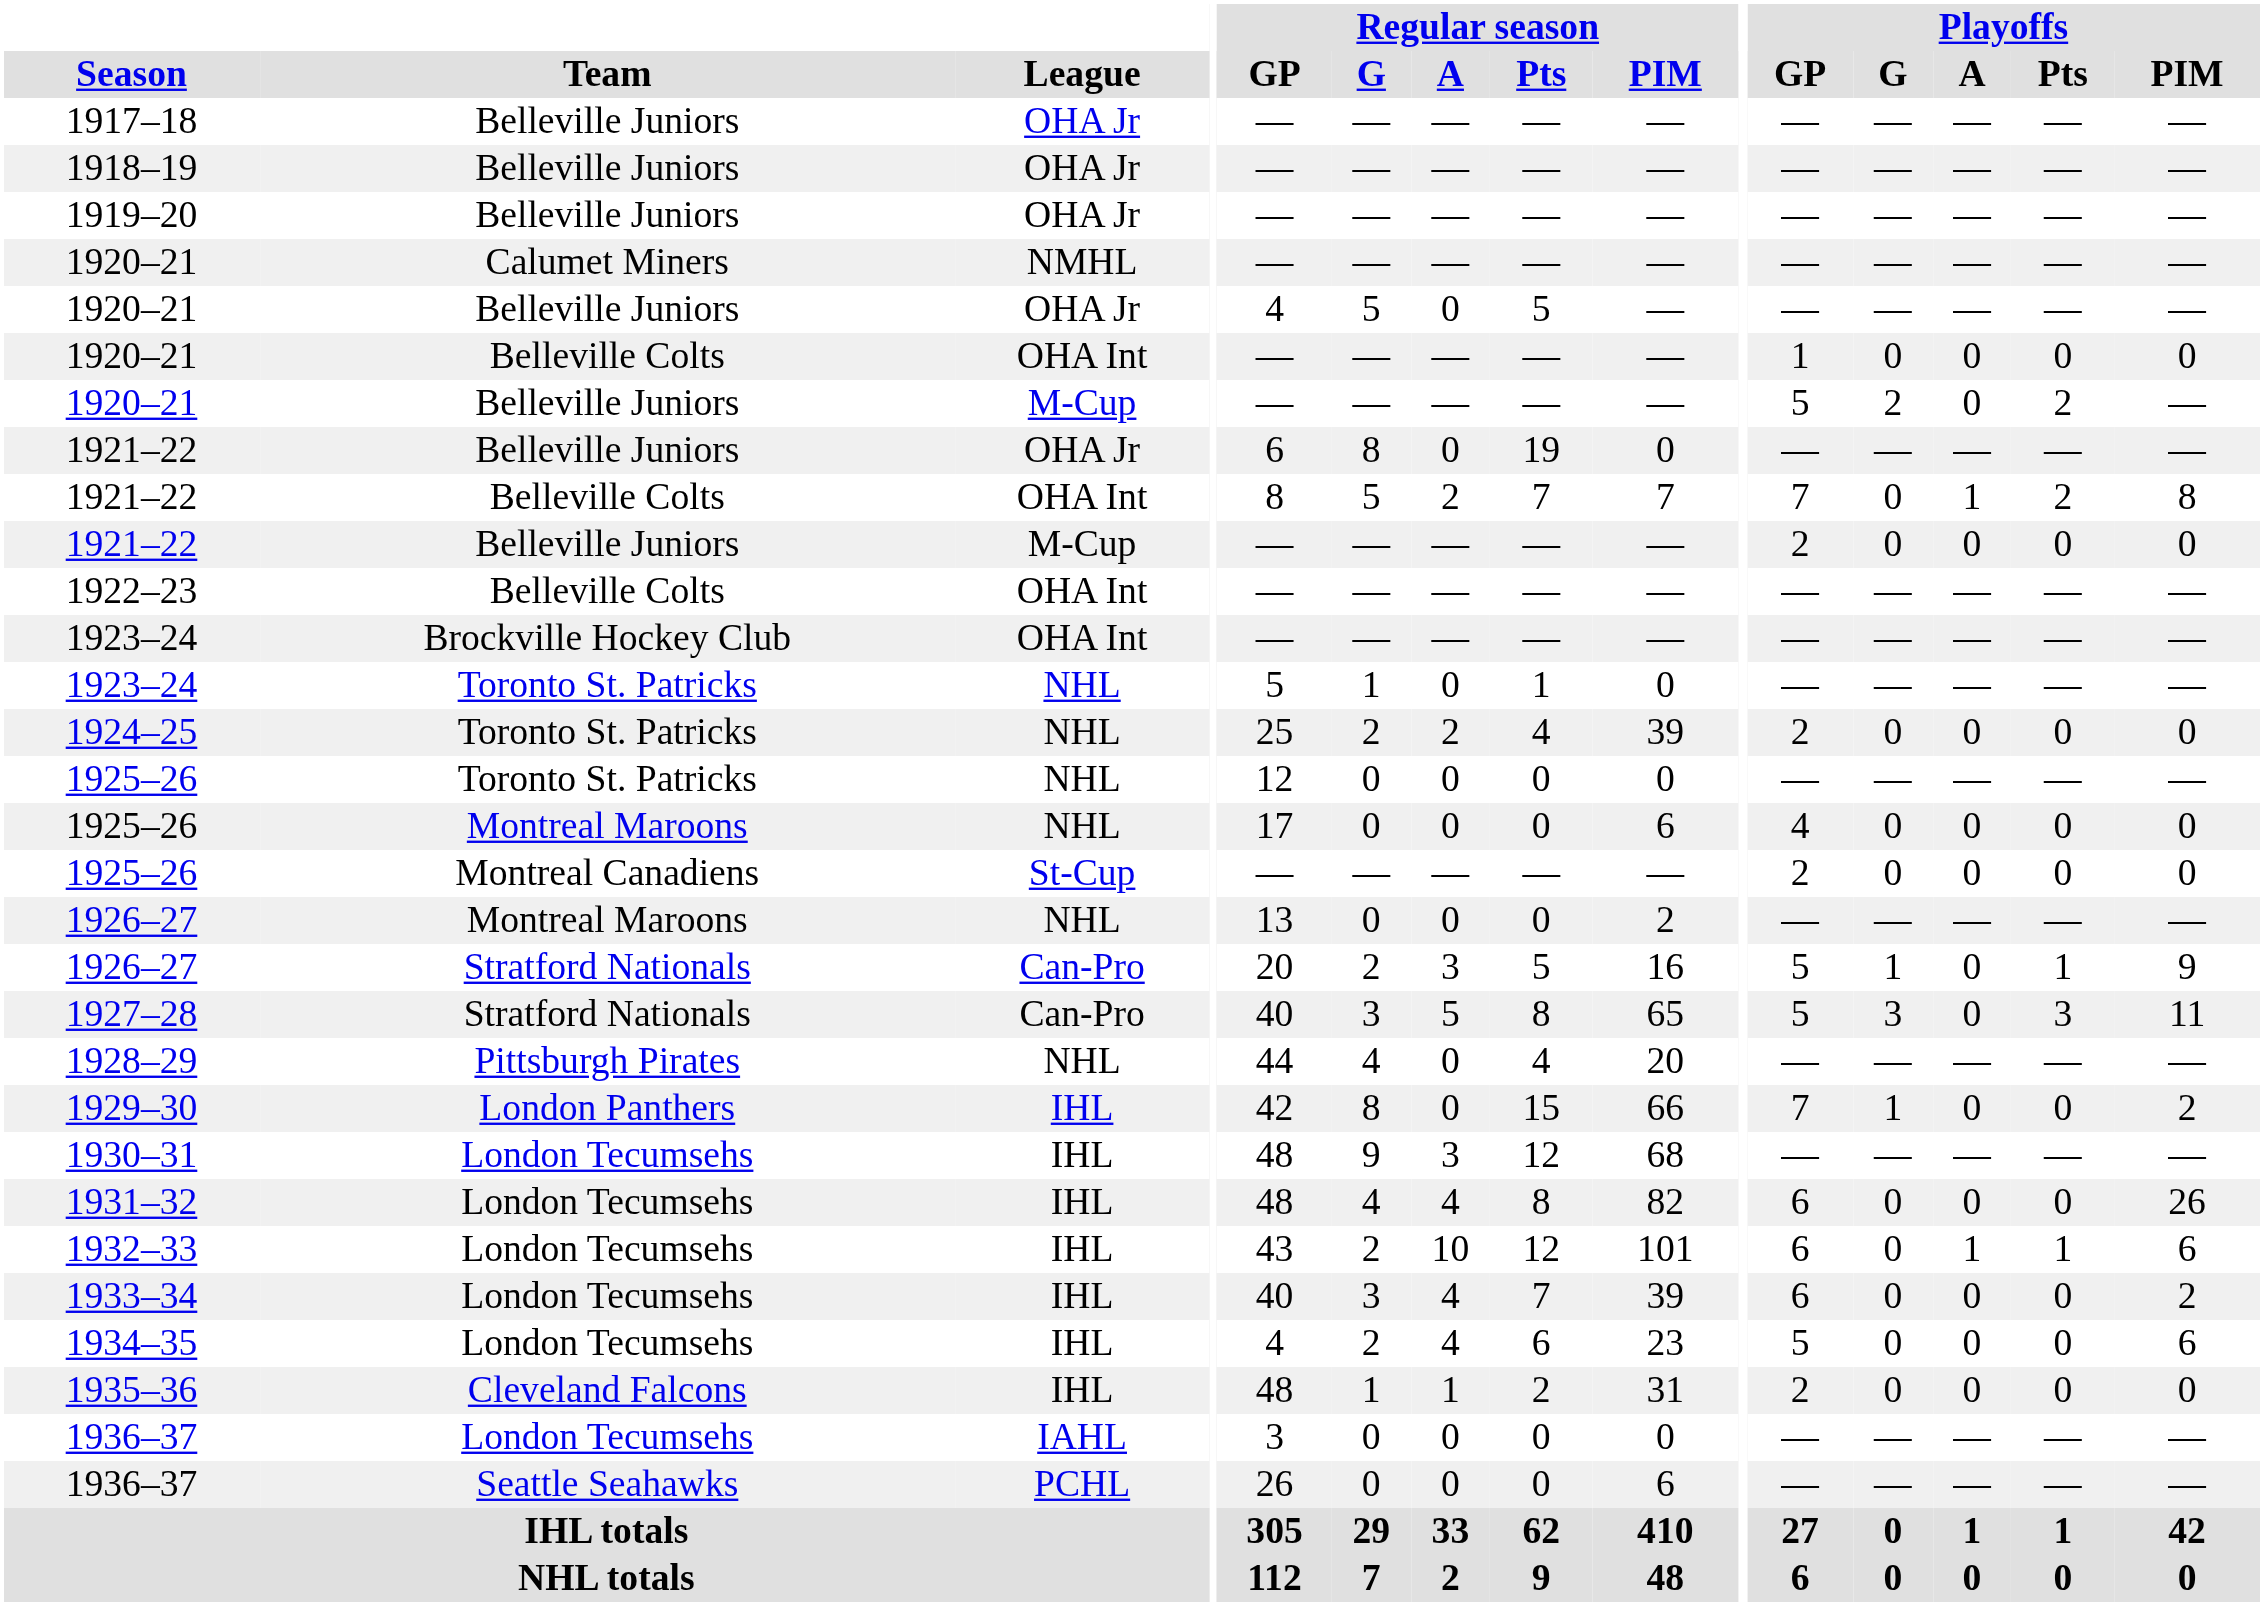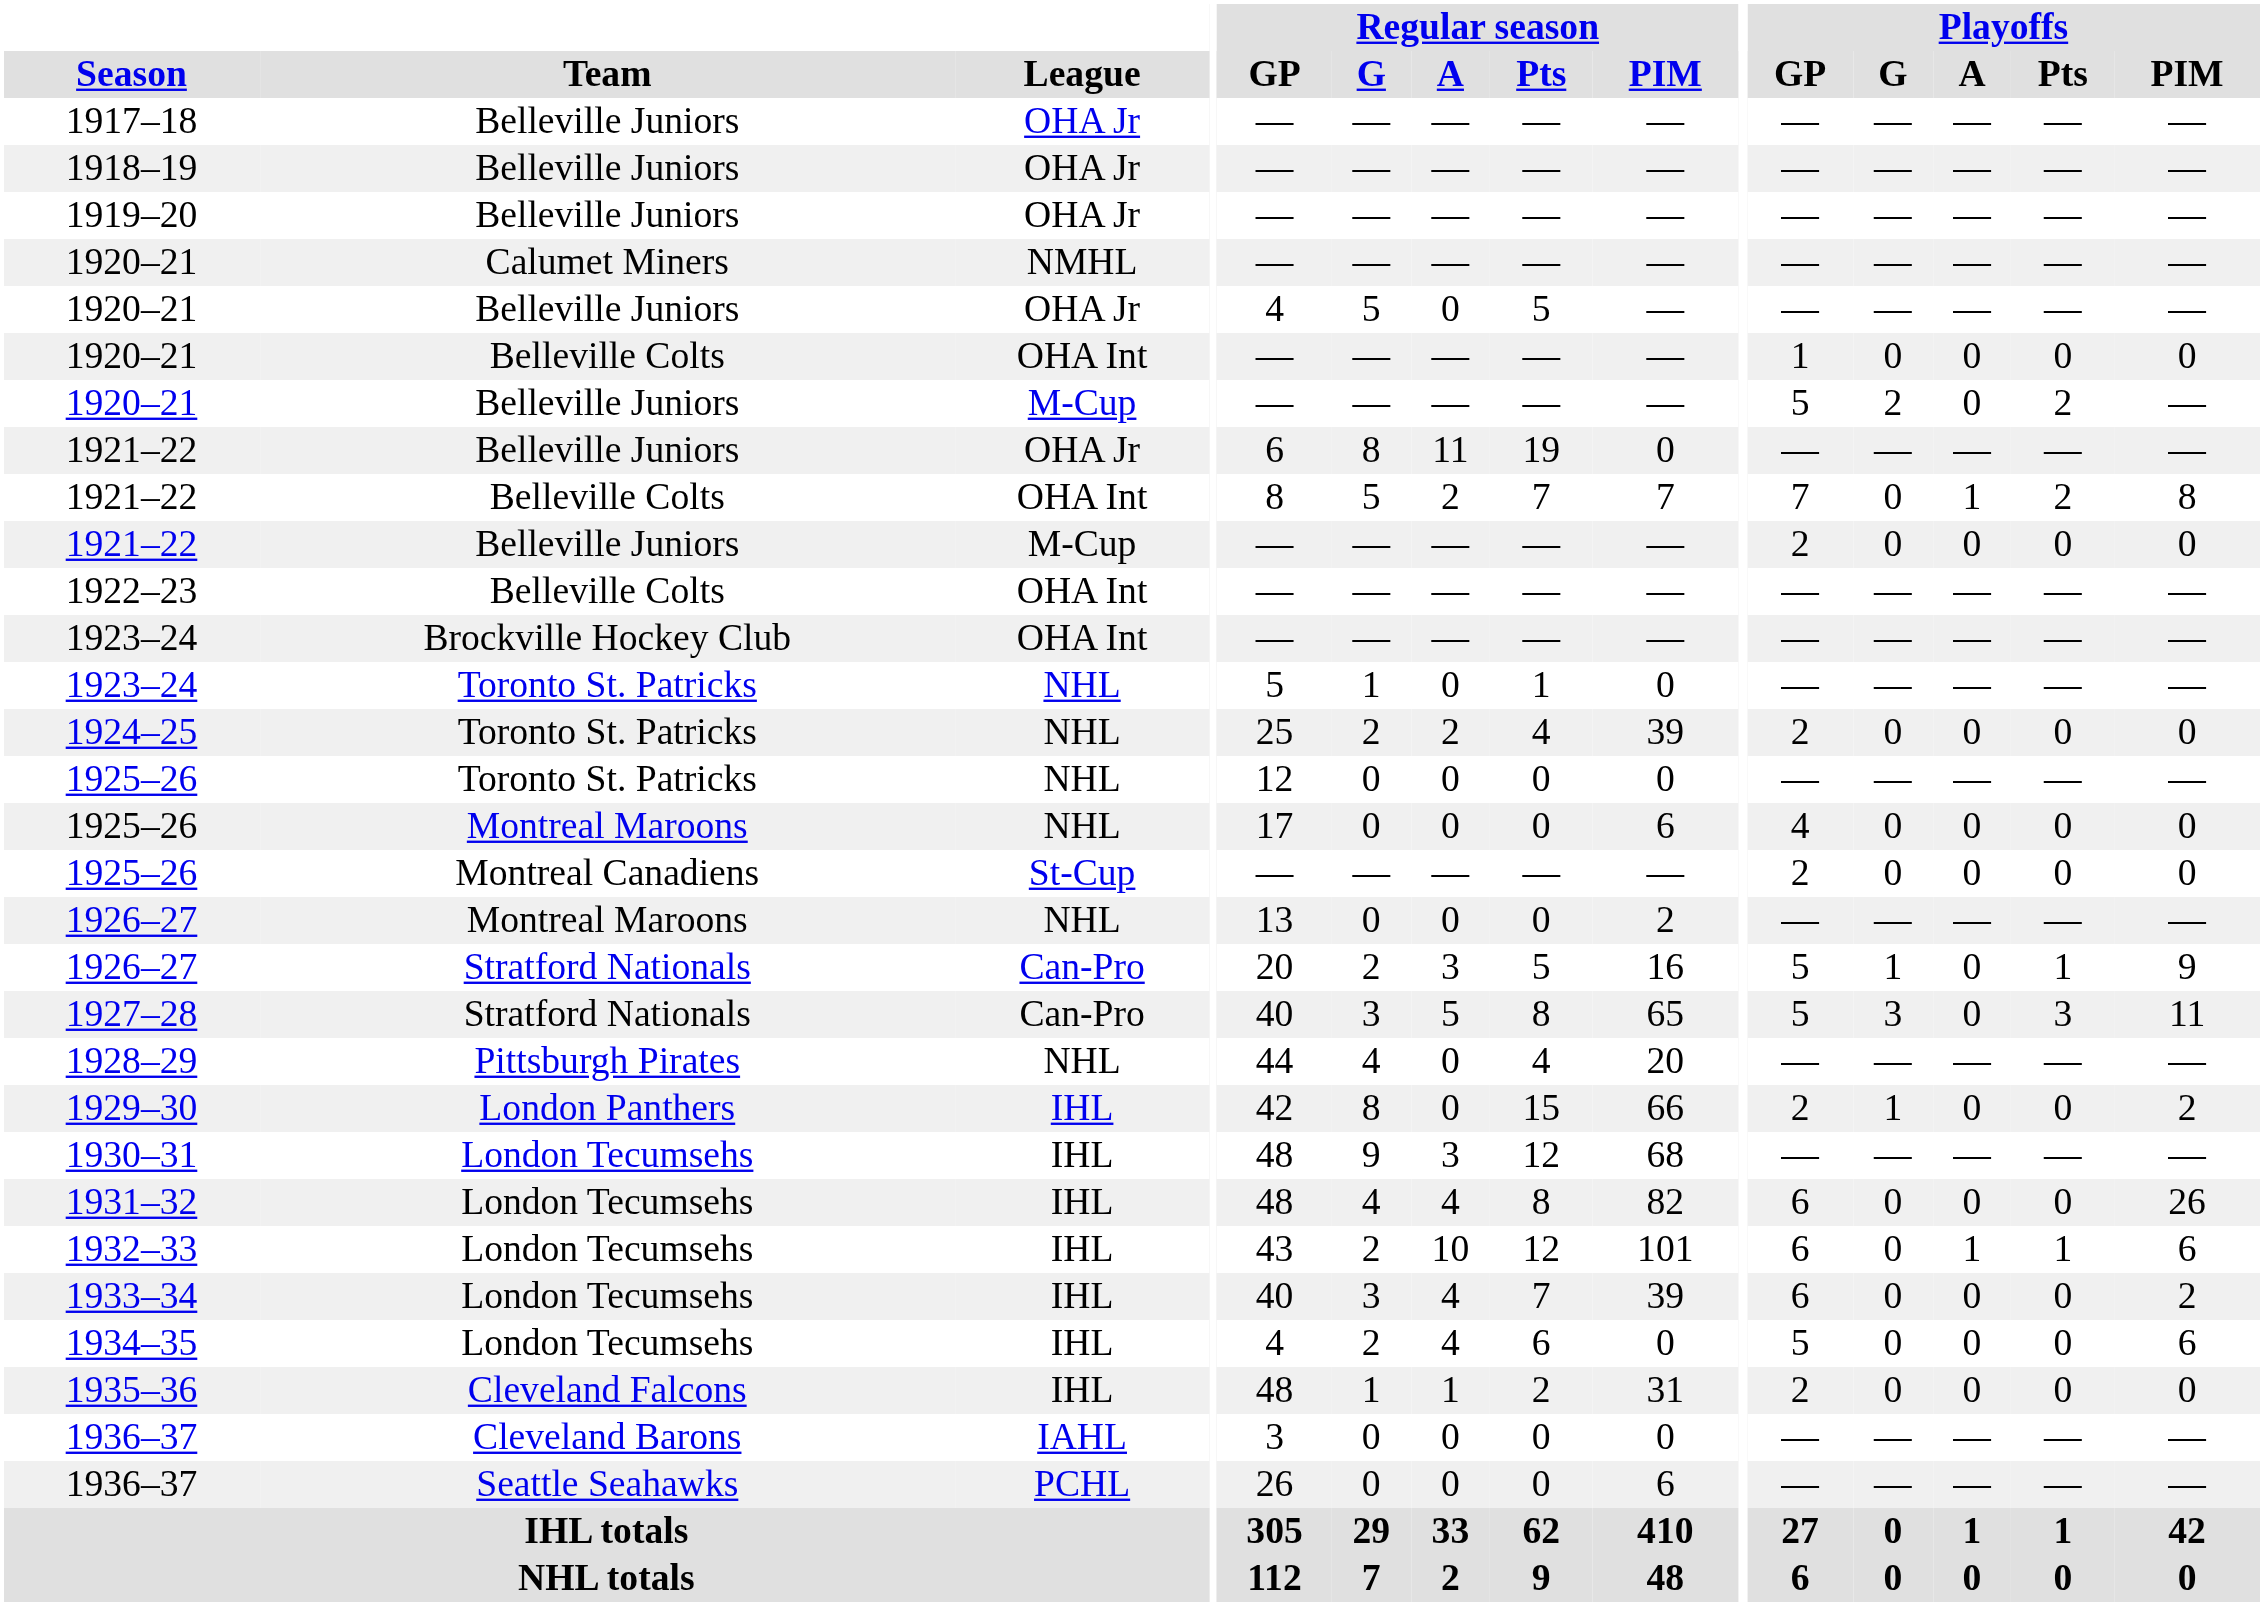(1450, 449) 0 -> (1450, 449) 11
(1800, 1107) 7 -> (1800, 1107) 2
(1665, 1342) 23 -> (1665, 1342) 0
(607, 1436) London Tecumsehs -> (607, 1436) Cleveland Barons
